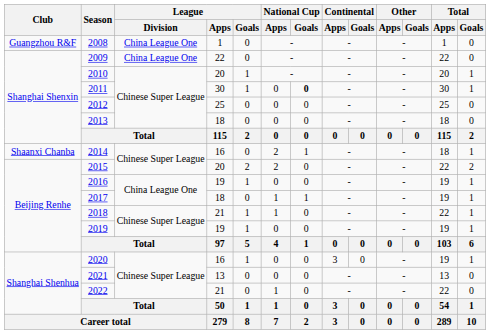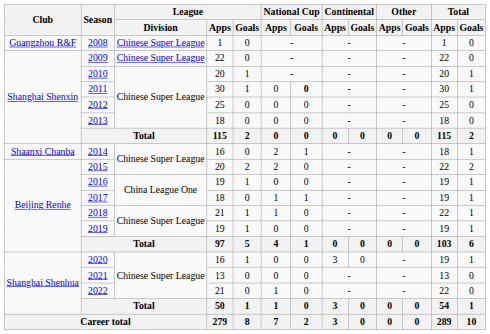(161, 43) China League One -> (161, 43) Chinese Super League
(161, 58) China League One -> (161, 58) Chinese Super League
